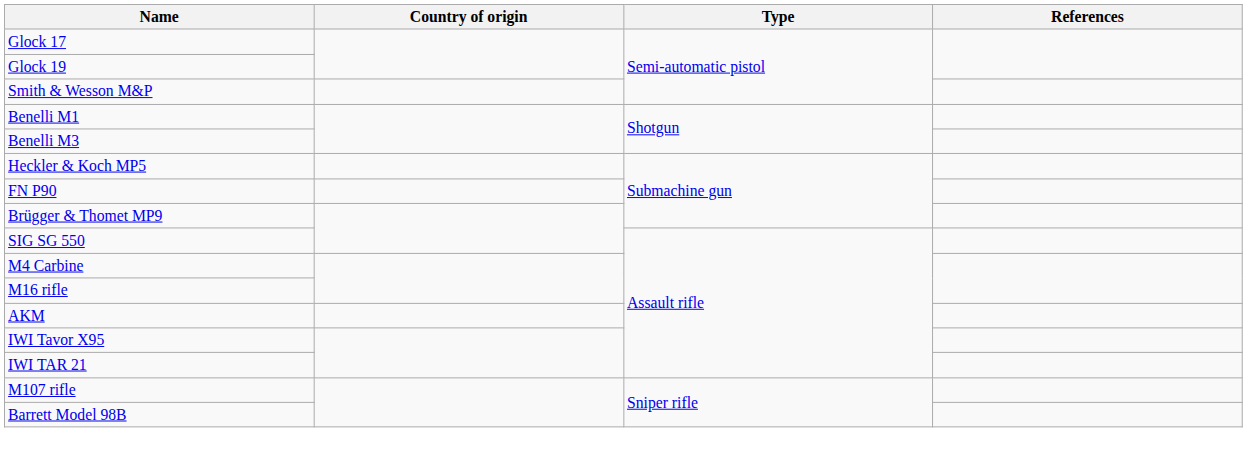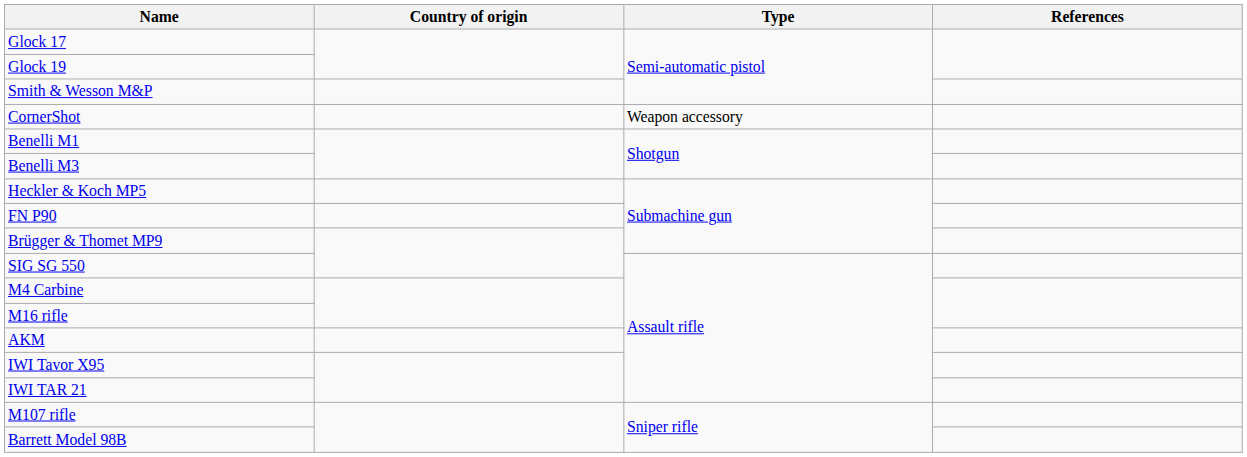+ row: (44, 116)
